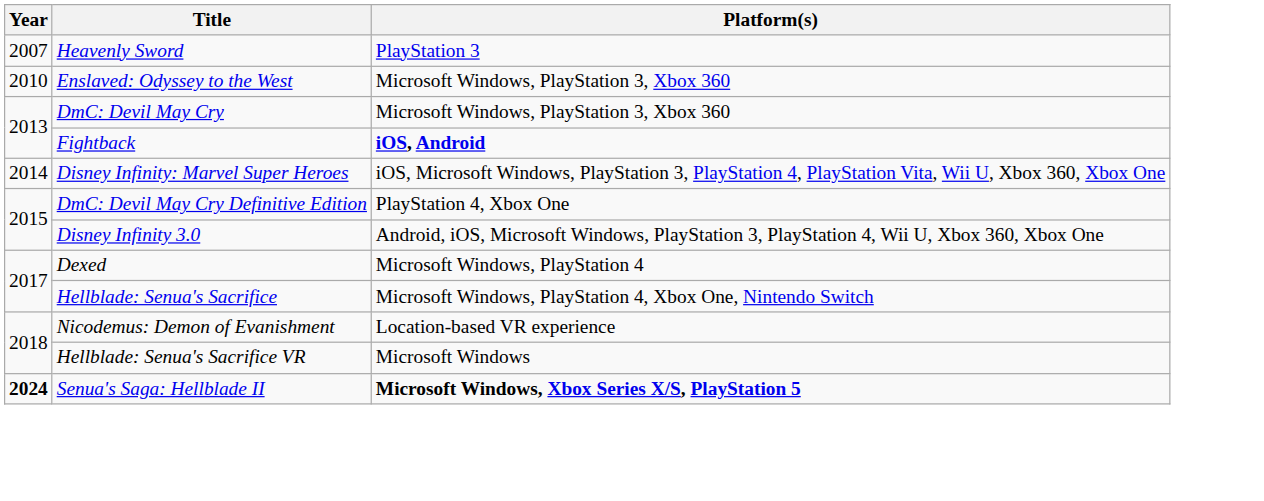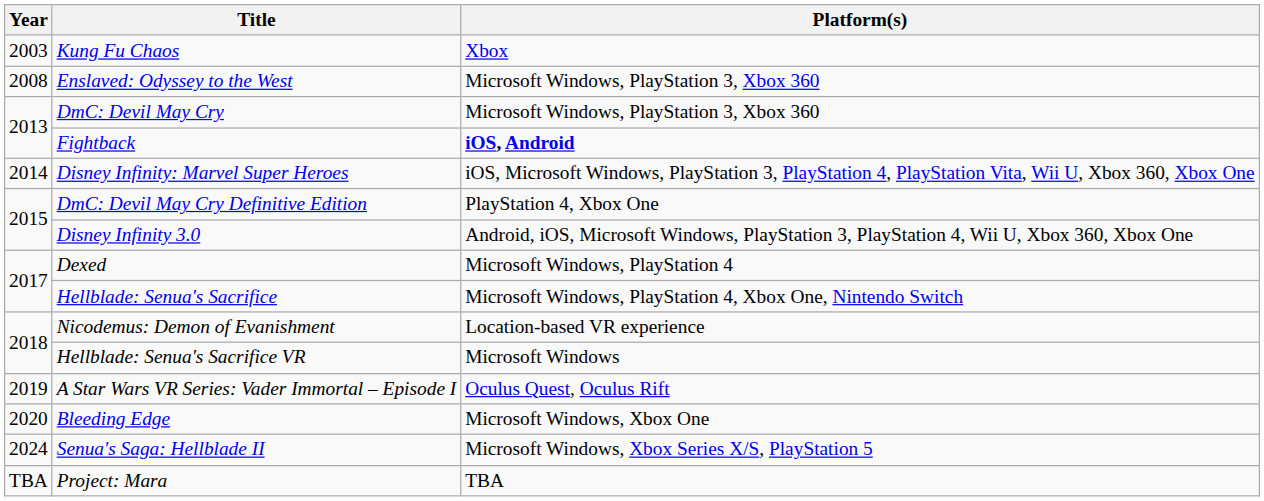+ row: (118, 50)
- row: (120, 50)
(28, 81) 2010 -> (28, 81) 2008
+ row: (256, 388)
+ row: (113, 419)
(28, 388) bold -> (28, 449) normal
(588, 388) bold -> (669, 449) normal
+ row: (112, 480)
